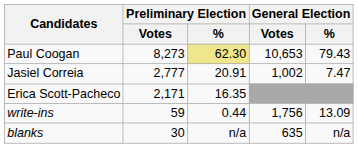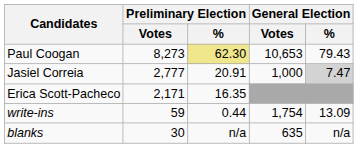(287, 73) 1,002 -> (287, 73) 1,000
(338, 73) no background -> (338, 73) lightgrey background
(287, 113) 1,756 -> (287, 113) 1,754
